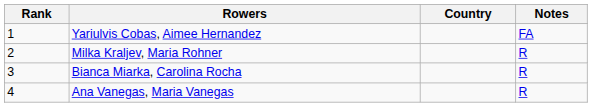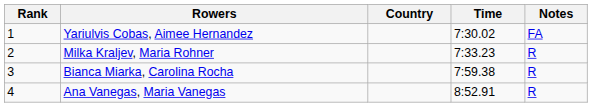+ column: (488, 14)
